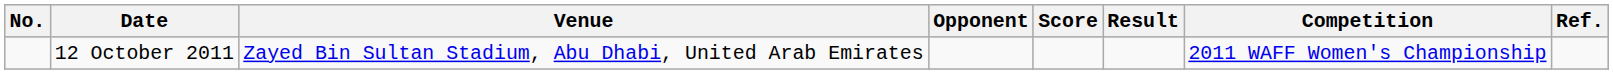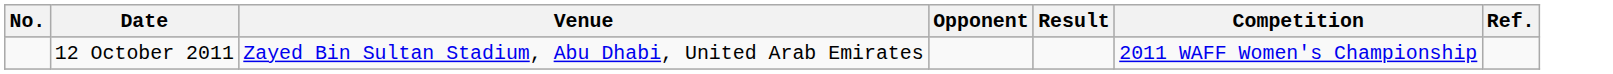- column: (1068, 21)
